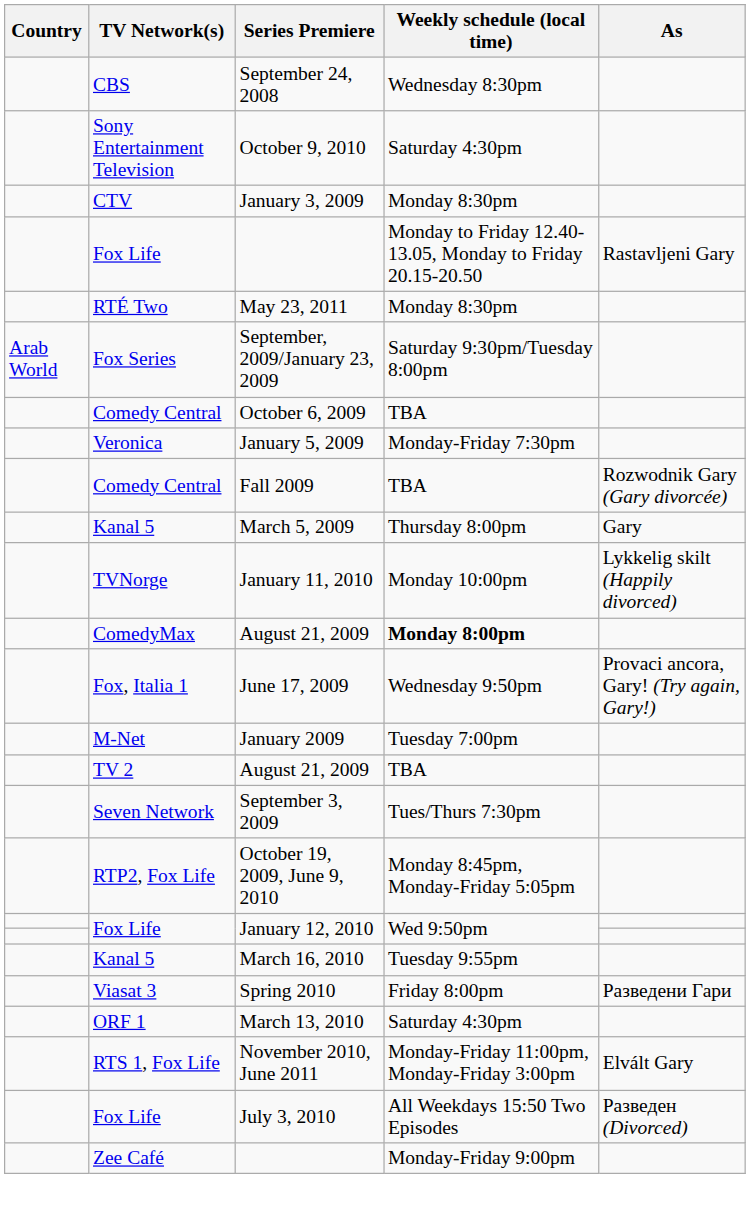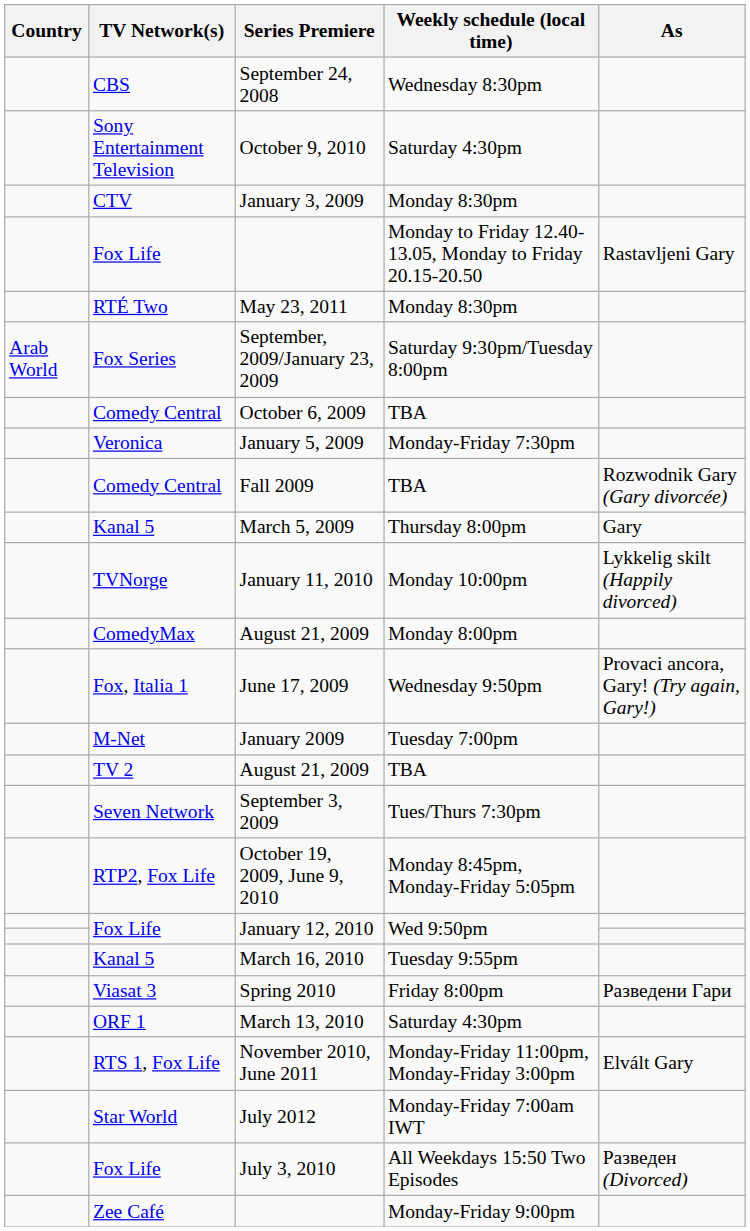(457, 633) bold -> (453, 633) normal
+ row: (135, 1116)
